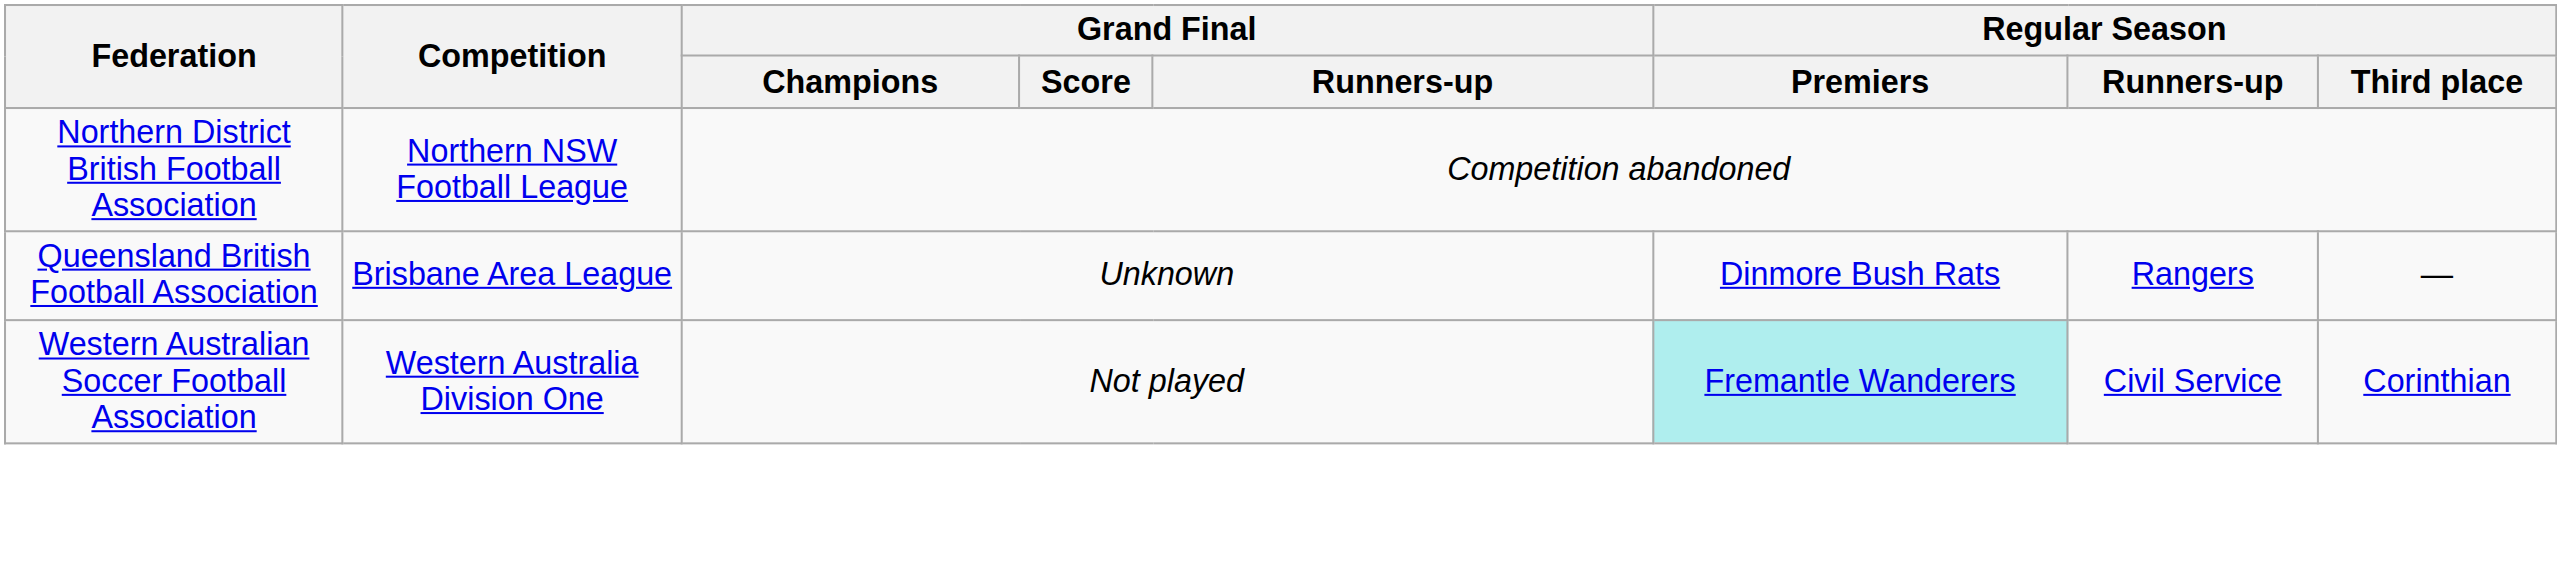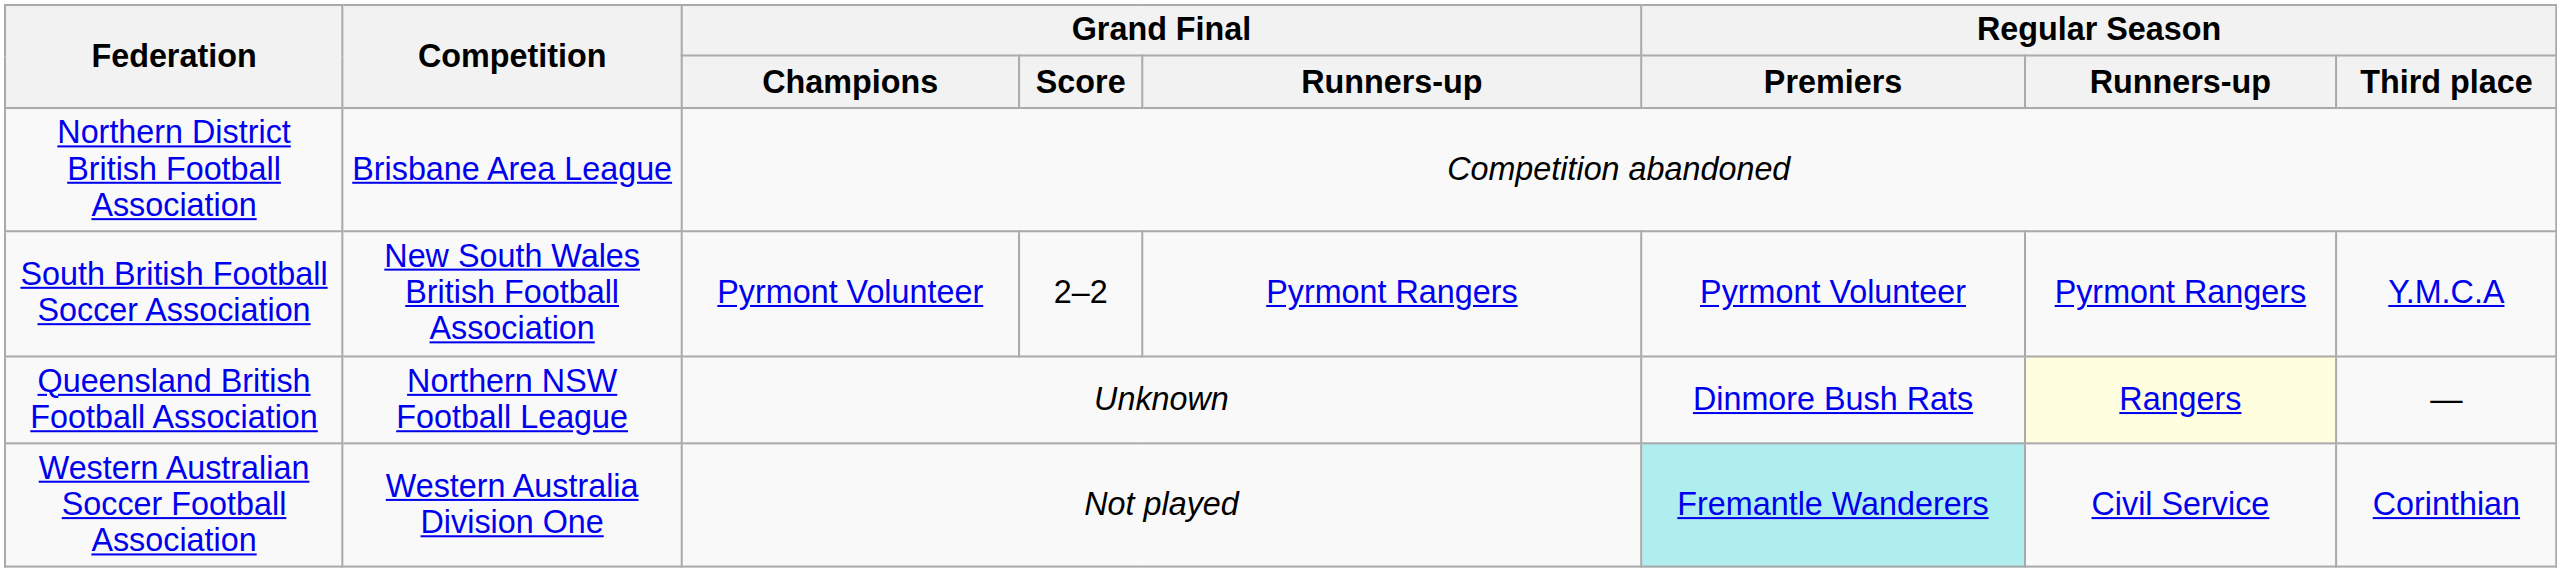(512, 169) Northern NSW Football League -> (512, 169) Brisbane Area League
+ row: (174, 292)
(512, 274) Brisbane Area League -> (512, 398) Northern NSW Football League
(2193, 274) no background -> (2180, 398) lightyellow background
